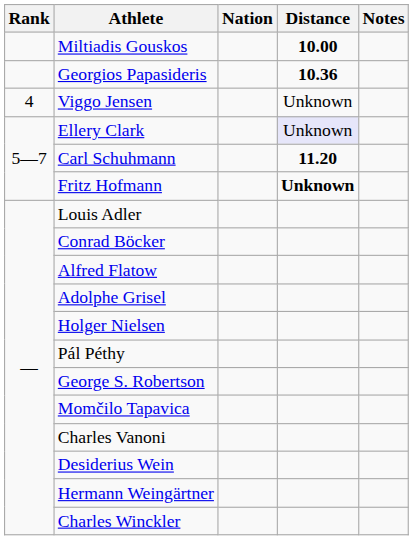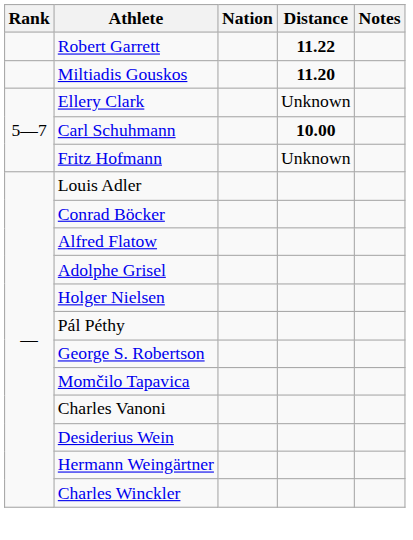+ row: (109, 46)
(318, 46) 10.00 -> (316, 74) 11.20
- row: (132, 74)
- row: (105, 102)
(318, 130) lavender background -> (316, 102) no background
(318, 158) 11.20 -> (316, 130) 10.00
(318, 185) bold -> (316, 158) normal
